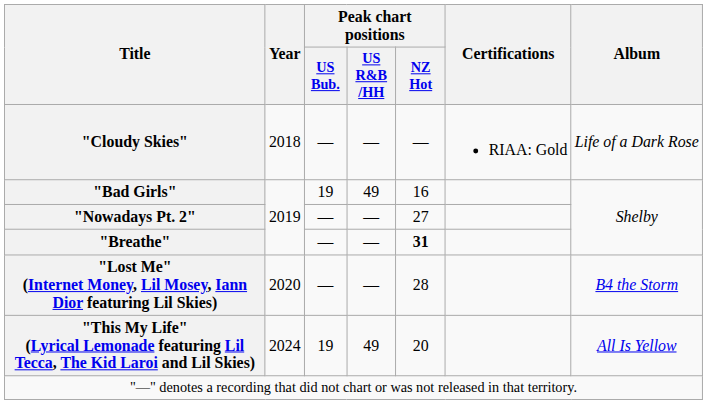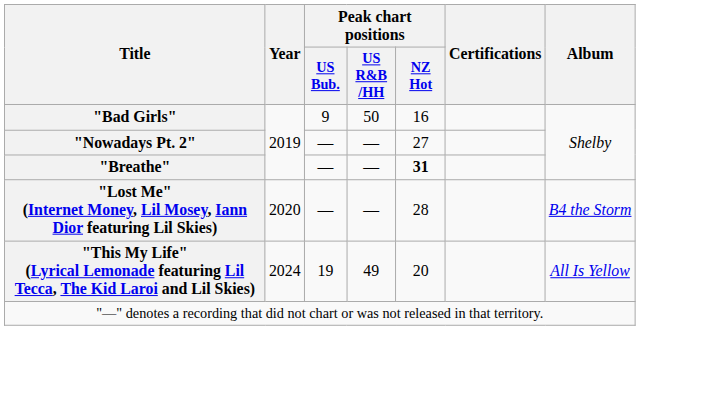- row: (135, 141)
(325, 191) 19 -> (325, 117) 9
(371, 191) 49 -> (371, 117) 50
